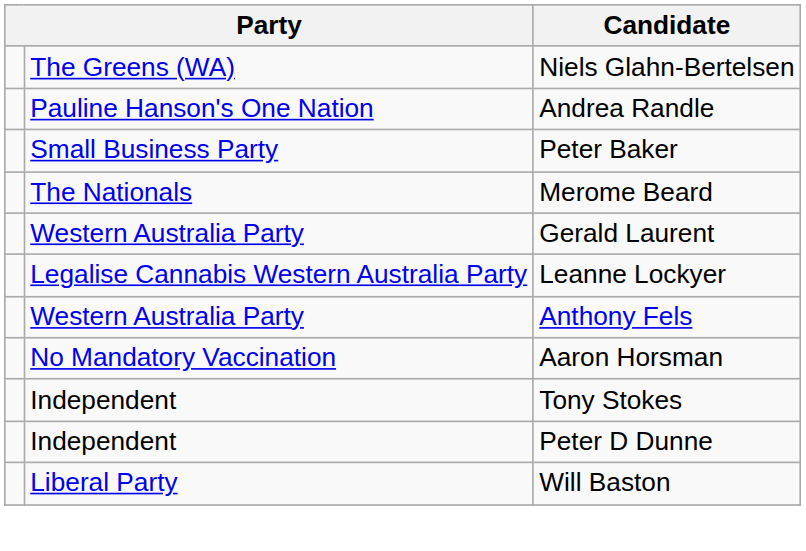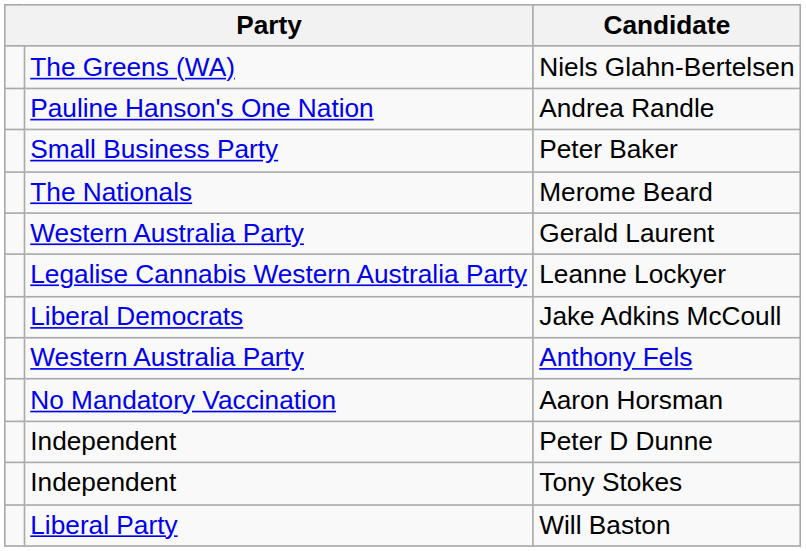+ row: (660, 316)
rows swapped: (626, 441) <-> (611, 399)
